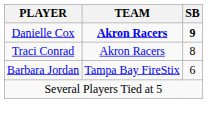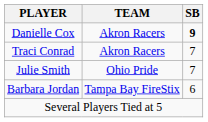(132, 32) bold -> (132, 32) normal
(192, 51) 8 -> (192, 51) 7
+ row: (43, 70)
